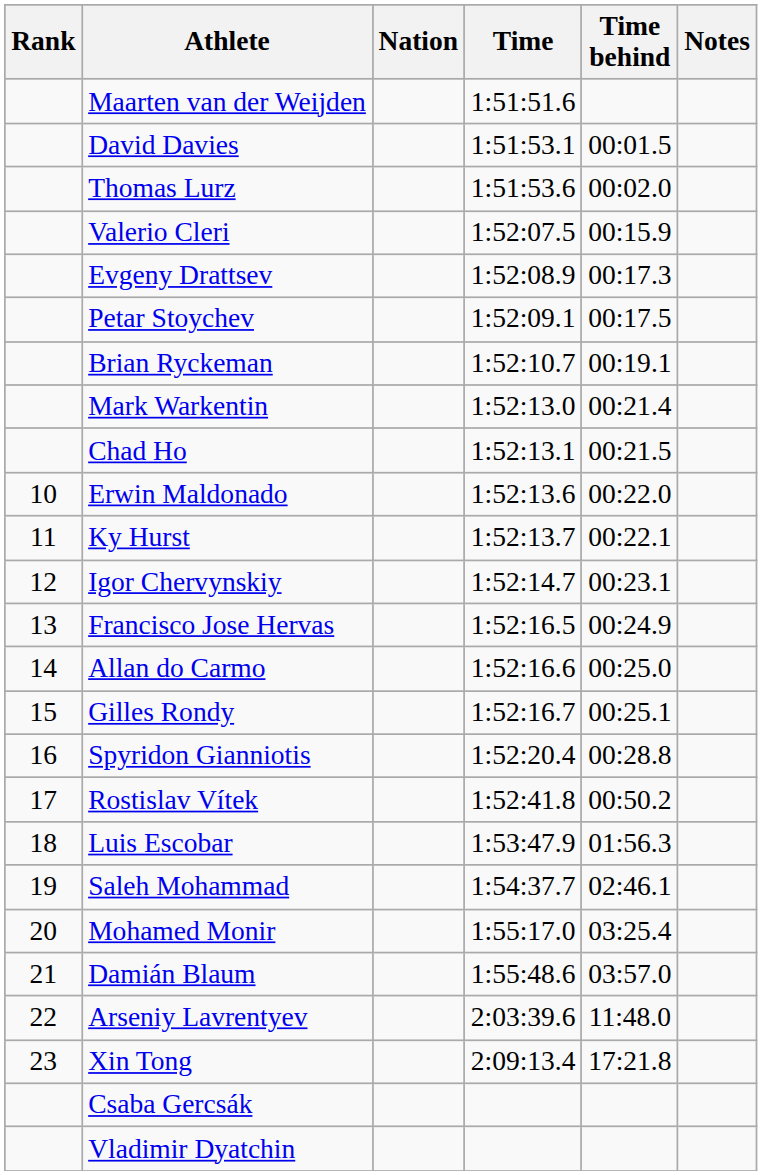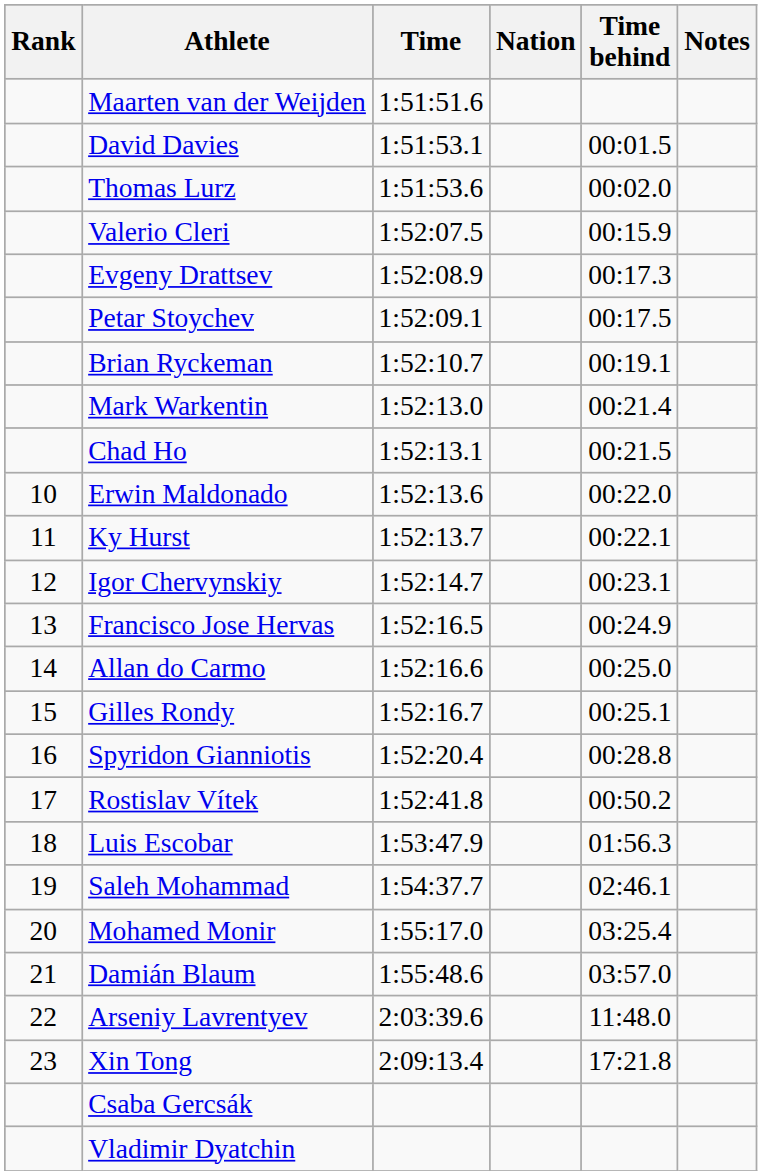columns swapped: (418, 41) <-> (523, 41)
